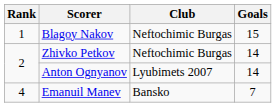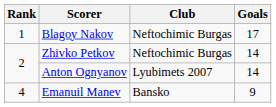(253, 33) 15 -> (253, 33) 17
(253, 92) 7 -> (253, 92) 9
